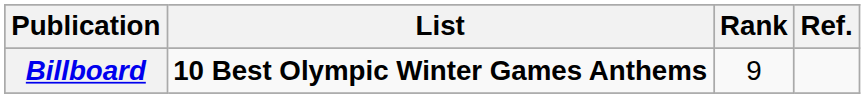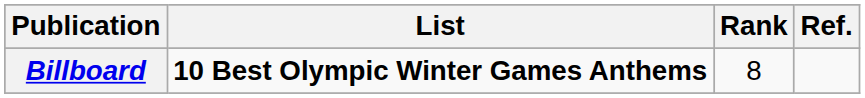(754, 70) 9 -> (754, 70) 8
